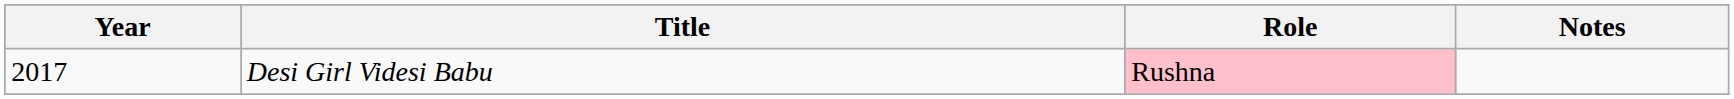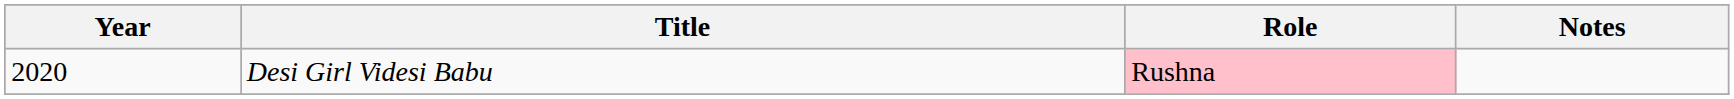(39, 71) 2017 -> (39, 71) 2020
